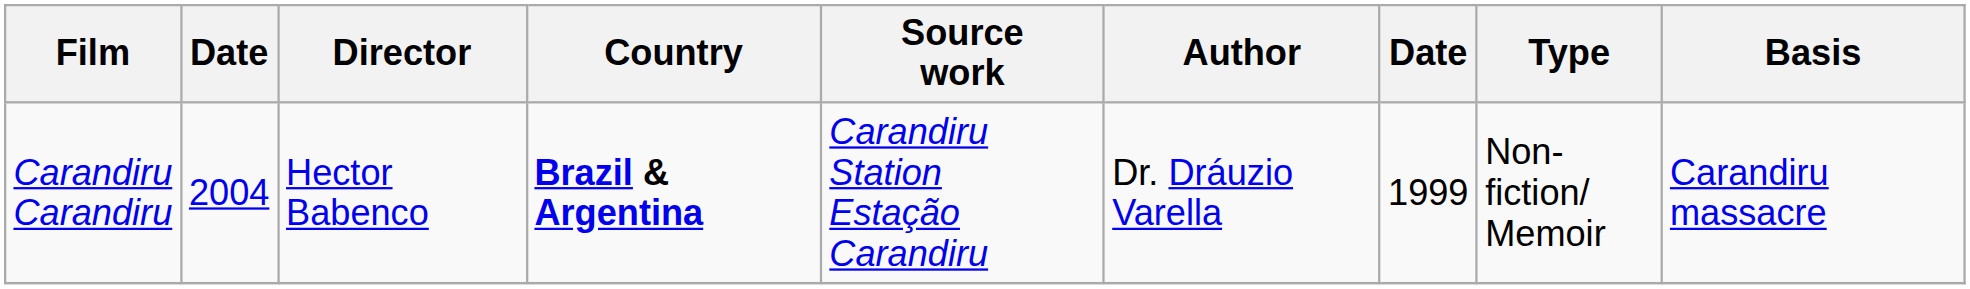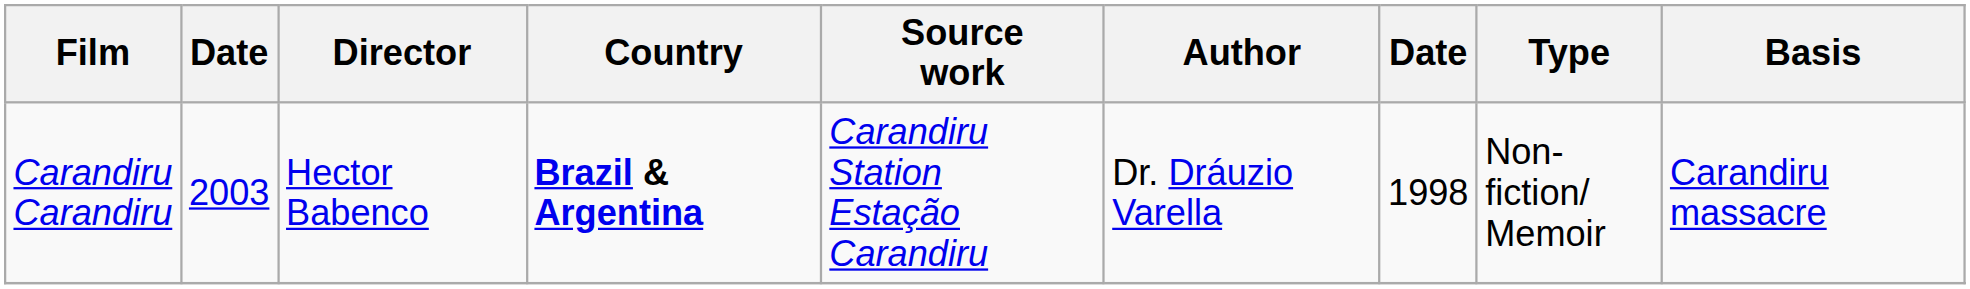(229, 192) 2004 -> (229, 192) 2003
(1428, 192) 1999 -> (1428, 192) 1998
